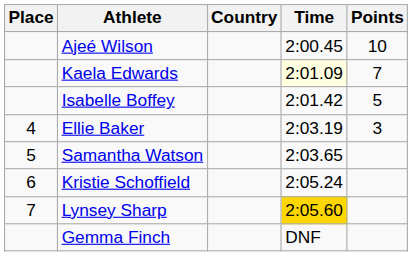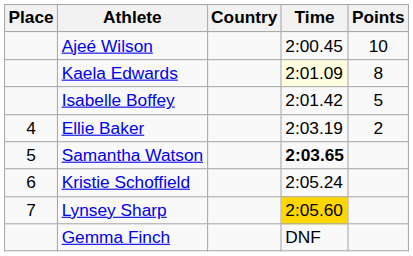(377, 73) 7 -> (378, 73) 8
(377, 127) 3 -> (378, 127) 2
(314, 155) normal -> (315, 155) bold
